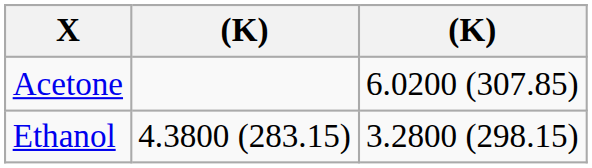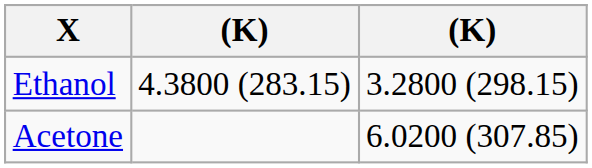rows swapped: (64, 135) <-> (68, 83)
